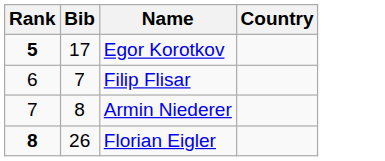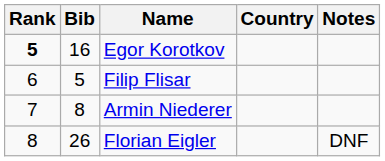+ column: (349, 19)
(80, 49) 17 -> (80, 49) 16
(80, 79) 7 -> (80, 79) 5
(32, 140) bold -> (32, 140) normal
